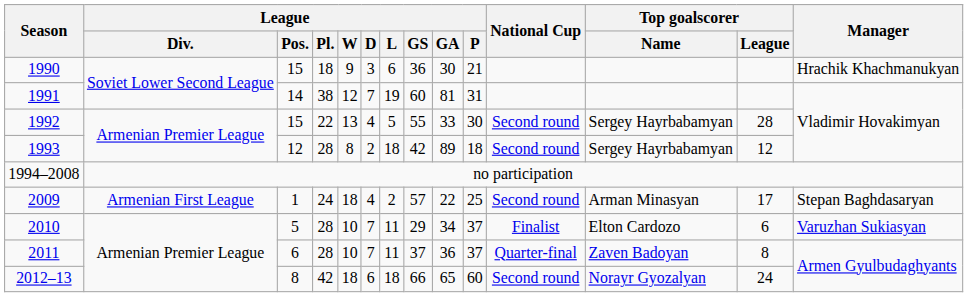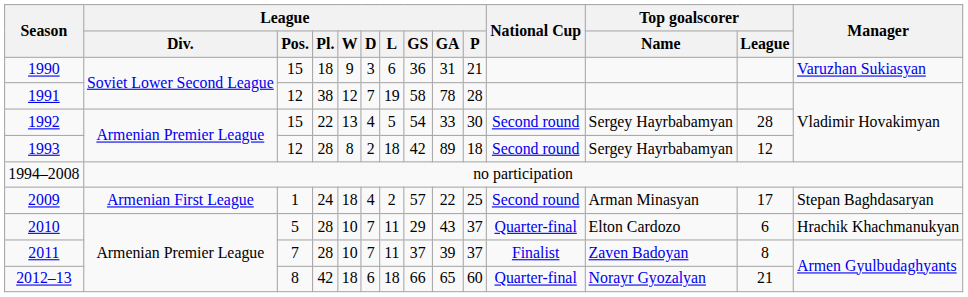(448, 70) 30 -> (448, 70) 31
(878, 70) Hrachik Khachmanukyan -> (861, 70) Varuzhan Sukiasyan
(295, 96) 14 -> (295, 96) 12
(418, 96) 60 -> (418, 96) 58
(448, 96) 81 -> (448, 96) 78
(475, 96) 31 -> (475, 96) 28
(418, 122) 55 -> (418, 122) 54
(448, 226) 34 -> (448, 226) 43
(536, 226) Finalist -> (536, 226) Quarter-final
(861, 226) Varuzhan Sukiasyan -> (878, 226) Hrachik Khachmanukyan
(295, 253) 6 -> (295, 253) 7
(448, 253) 36 -> (448, 253) 39
(536, 253) Quarter-final -> (536, 253) Finalist
(536, 279) Second round -> (536, 279) Quarter-final
(765, 279) 24 -> (765, 279) 21
